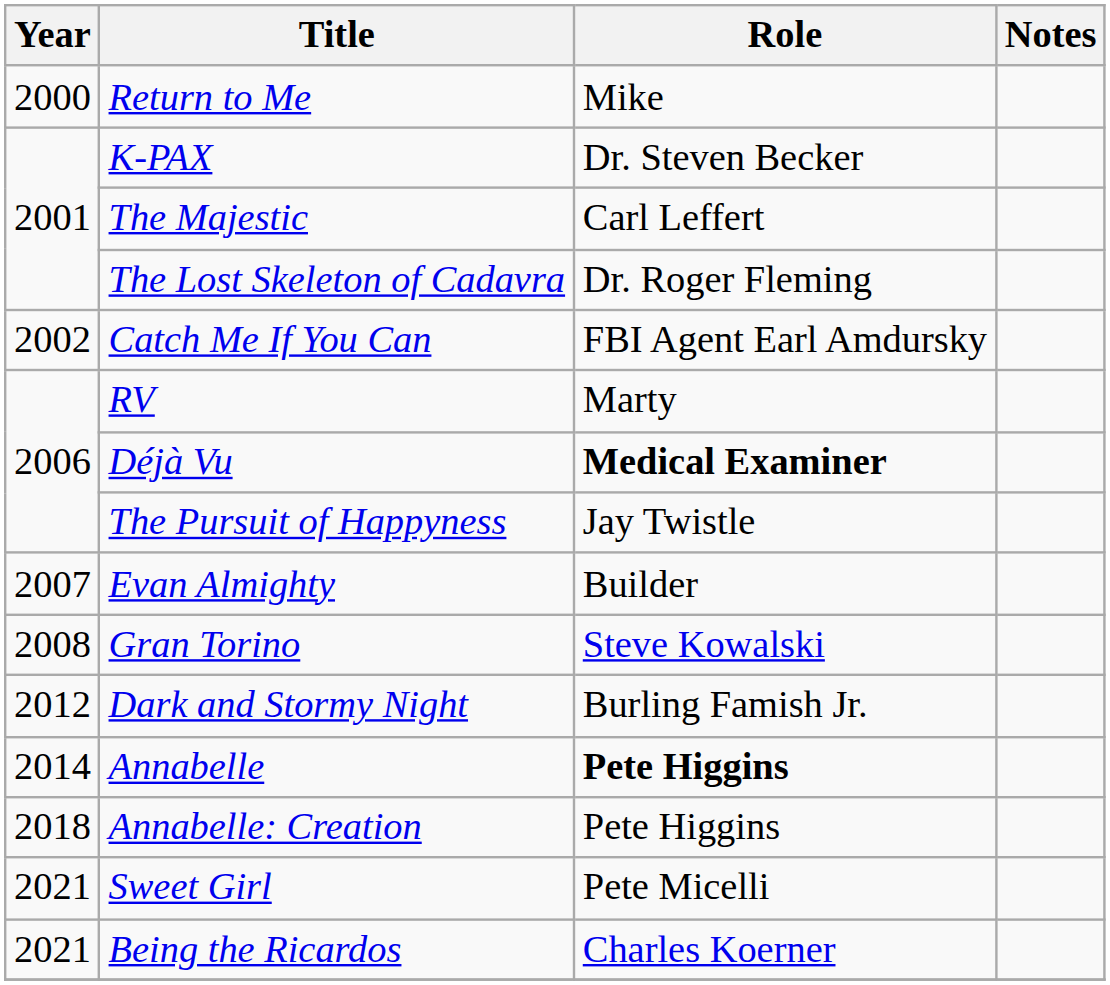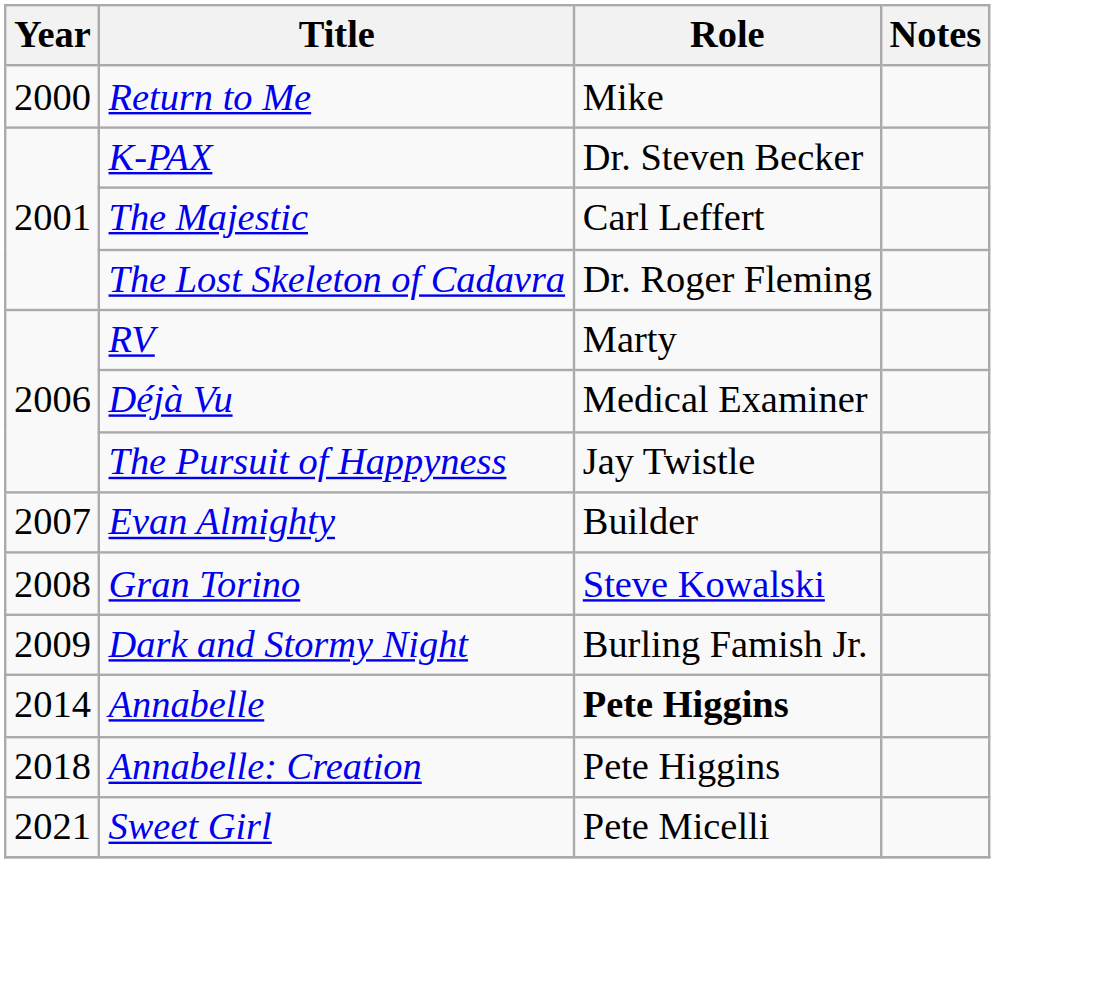- row: (270, 339)
(735, 461) bold -> (725, 400) normal
(52, 704) 2012 -> (52, 643) 2009
- row: (255, 948)
